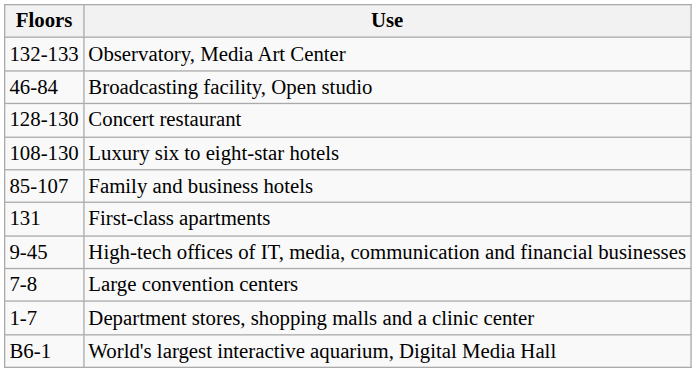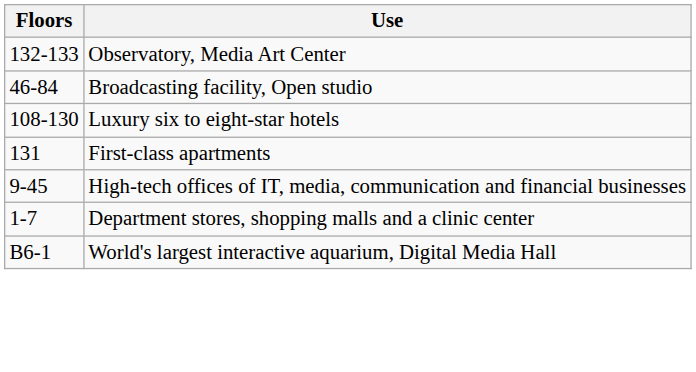- row: (165, 119)
- row: (201, 185)
- row: (193, 284)
